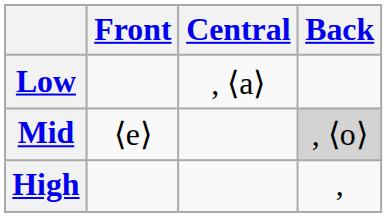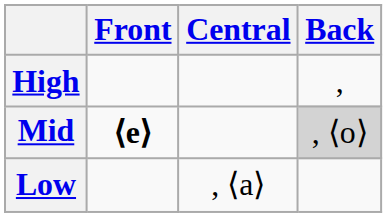rows swapped: (46, 185) <-> (46, 81)
(133, 134) normal -> (133, 132) bold
